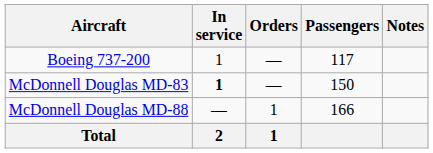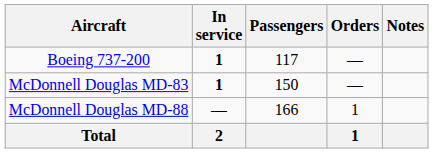columns swapped: (274, 25) <-> (342, 25)
(219, 60) normal -> (219, 60) bold
